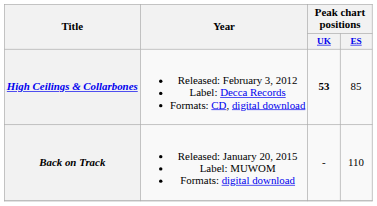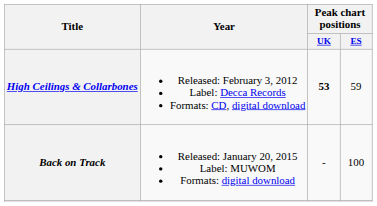(356, 87) 85 -> (356, 87) 59
(356, 162) 110 -> (356, 162) 100
